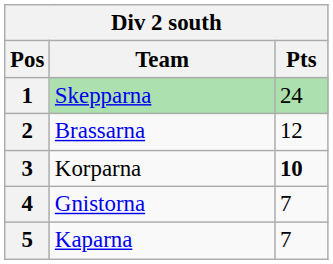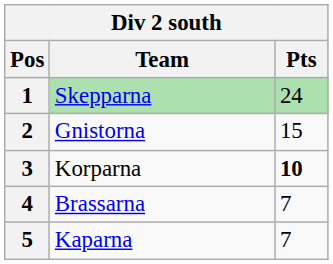(100, 131) Brassarna -> (100, 131) Gnistorna
(291, 131) 12 -> (291, 131) 15
(100, 204) Gnistorna -> (100, 204) Brassarna
